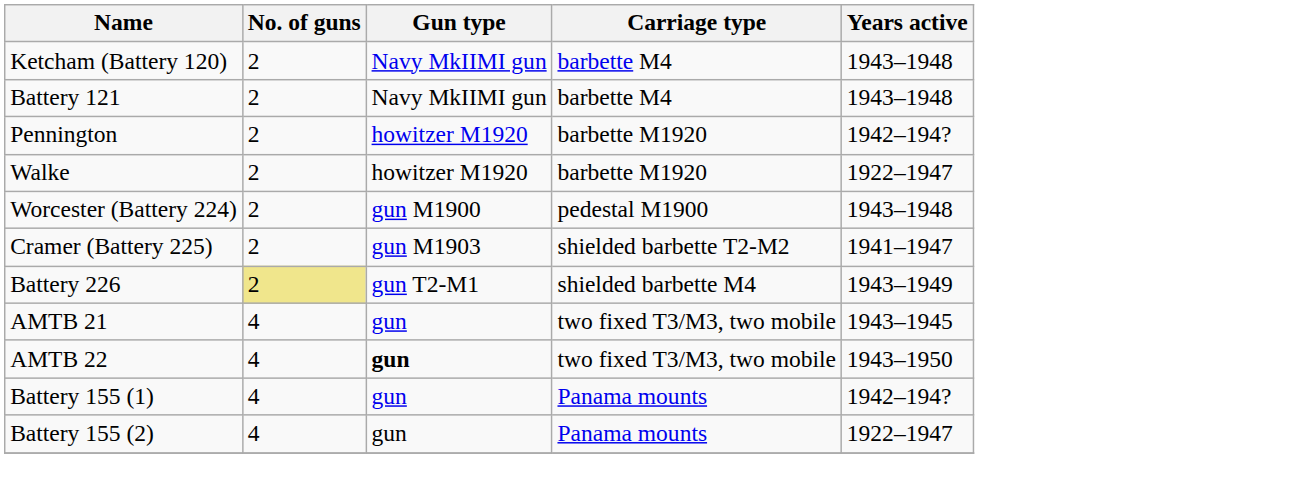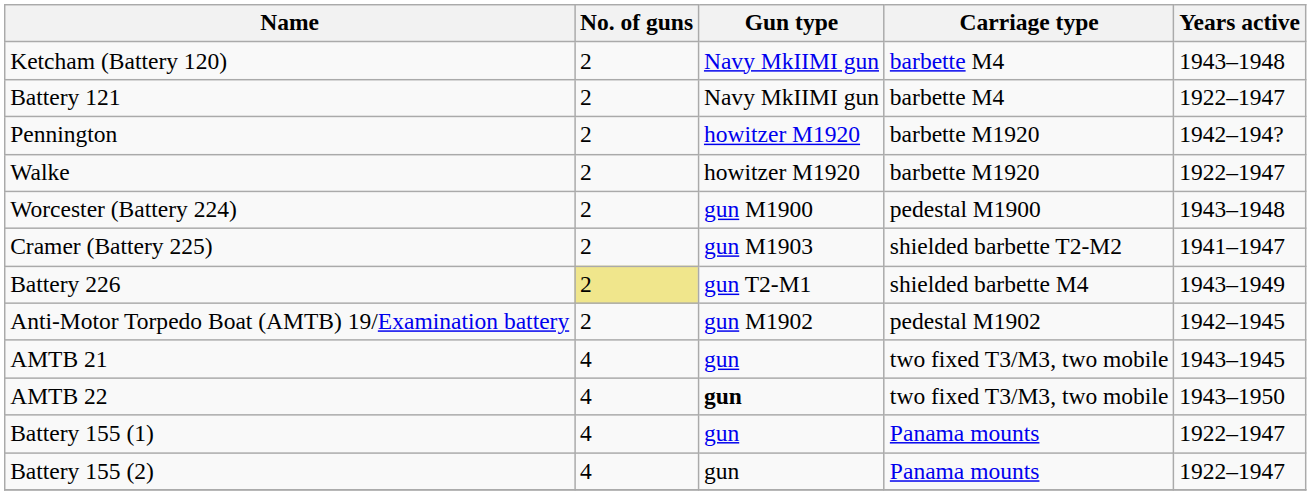(900, 97) 1943–1948 -> (1232, 97) 1922–1947
+ row: (290, 321)
(899, 396) 1942–194? -> (1232, 433) 1922–1947
